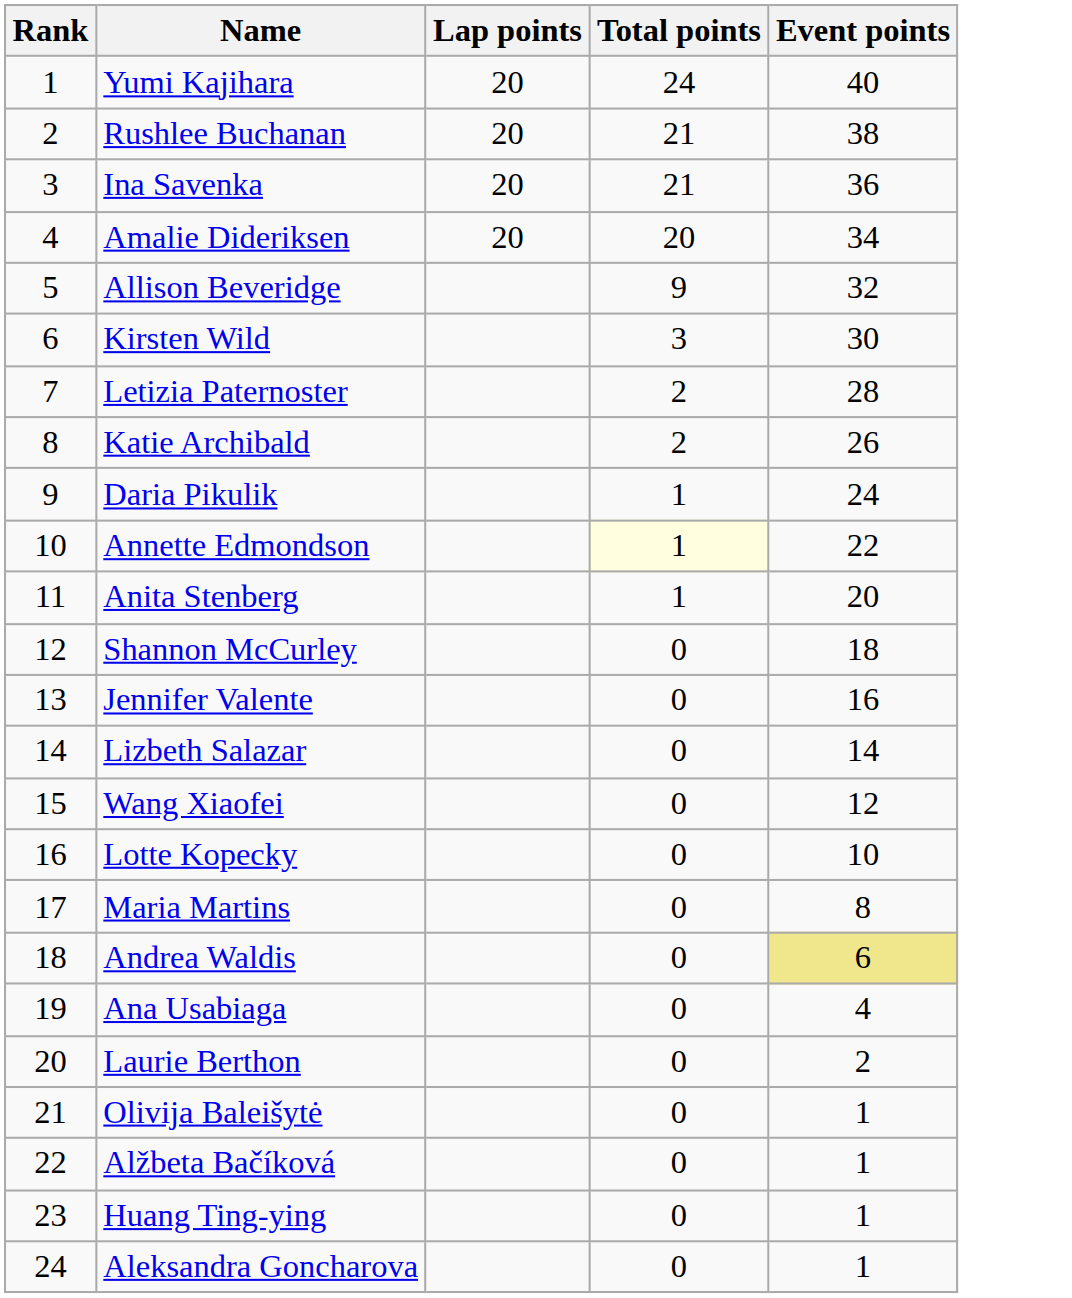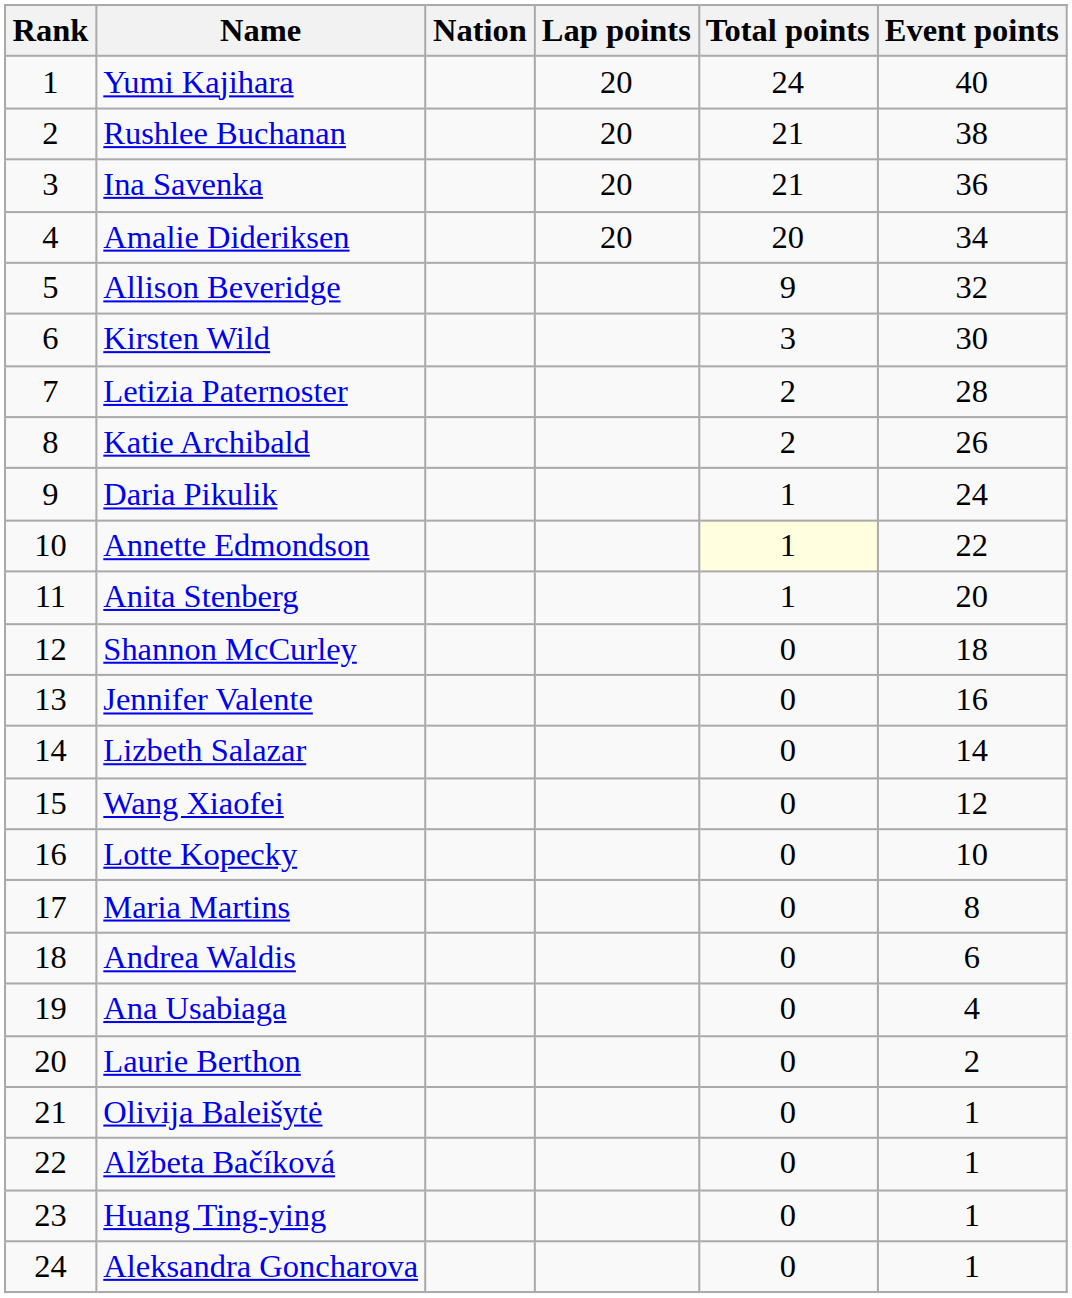+ column: (480, 30)
(863, 957) khaki background -> (972, 957) no background
